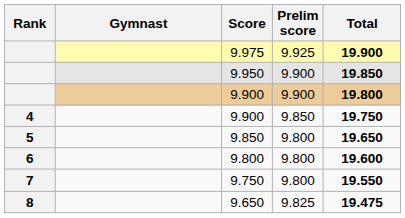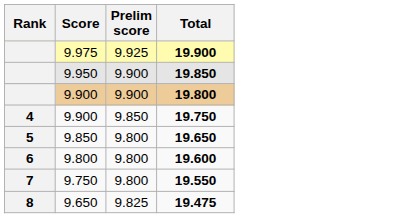- column: (138, 23)
